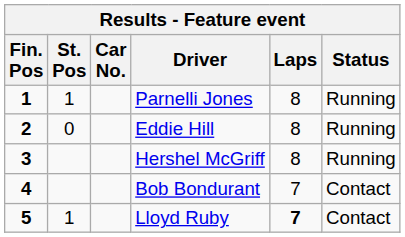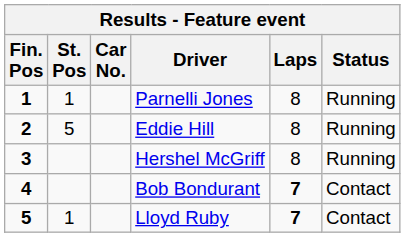(69, 129) 0 -> (69, 129) 5
(295, 189) normal -> (295, 189) bold
